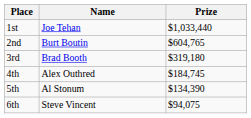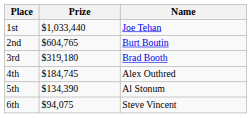columns swapped: (103, 12) <-> (206, 12)
